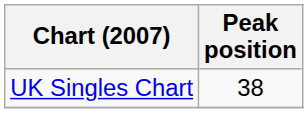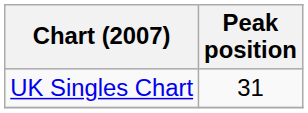(250, 88) 38 -> (250, 88) 31
